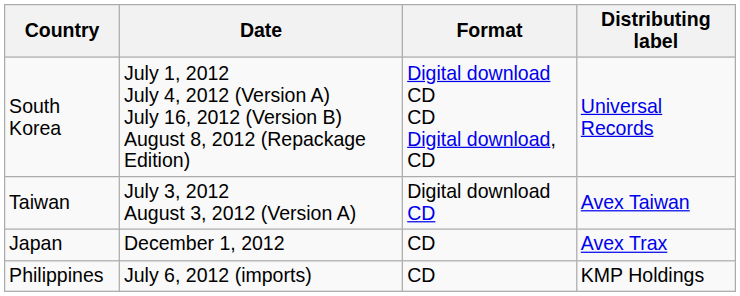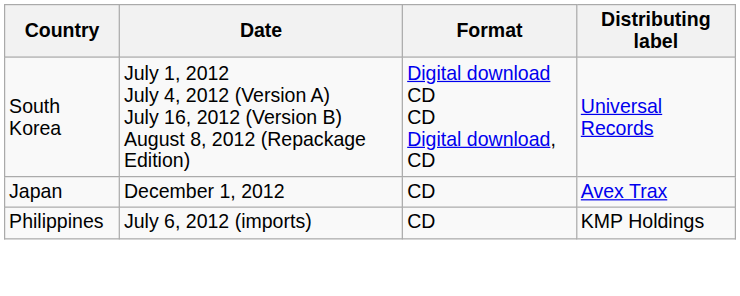- row: (39, 202)
